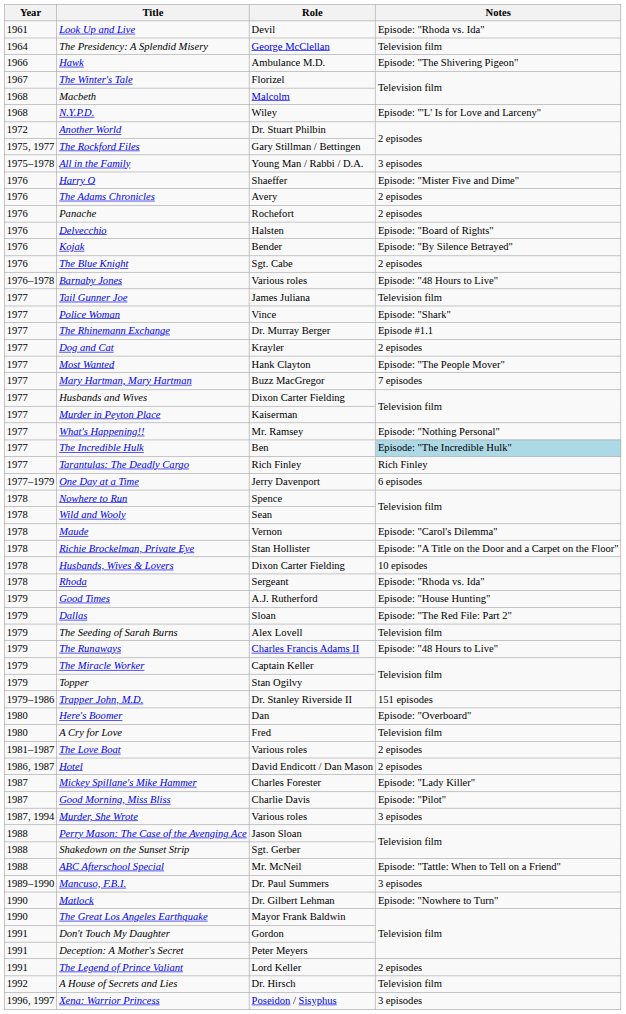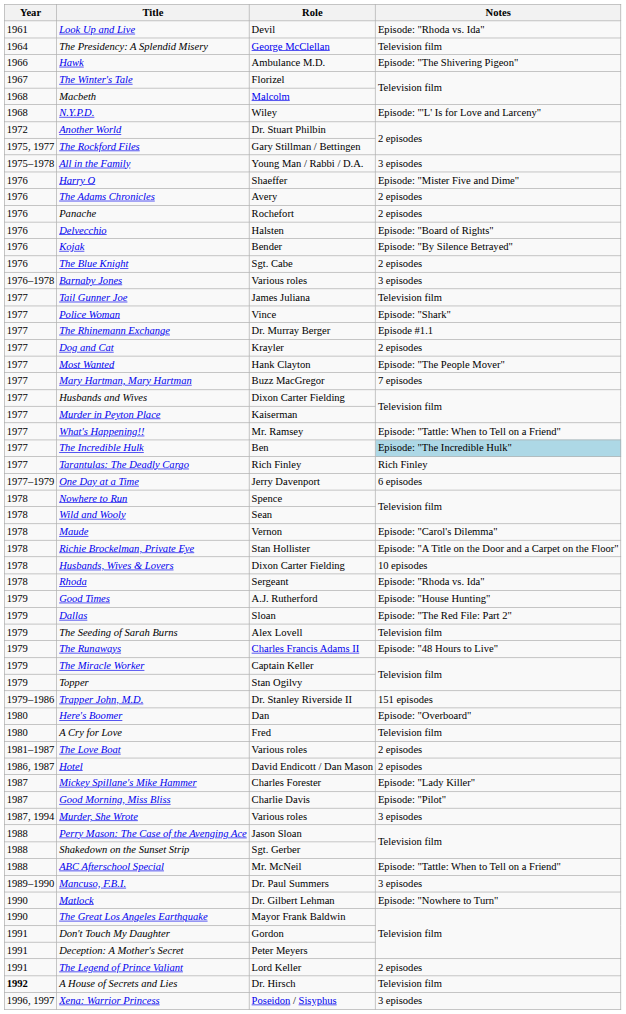(438, 280) Episode: "48 Hours to Live" -> (400, 280) 3 episodes
(439, 431) Episode: "Nothing Personal" -> (469, 431) Episode: "Tattle: When to Tell on a Friend"
(17, 984) normal -> (17, 984) bold
